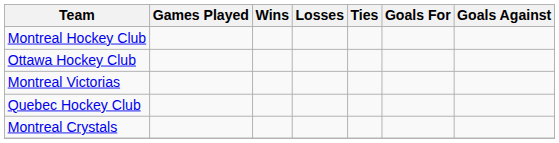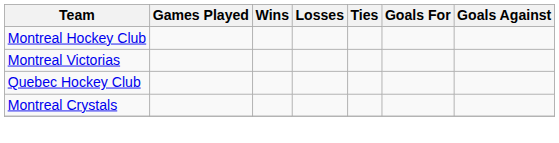- row: (72, 60)
